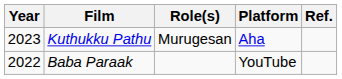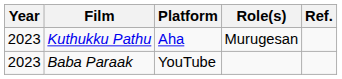columns swapped: (195, 16) <-> (268, 16)
(24, 62) 2022 -> (24, 62) 2023
